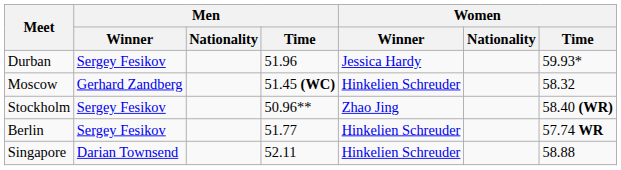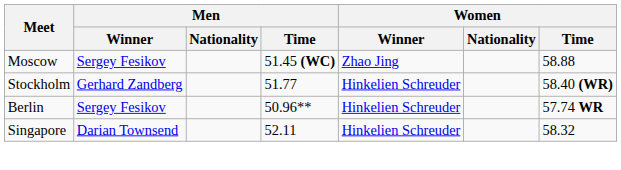- row: (29, 61)
(130, 84) Gerhard Zandberg -> (121, 61) Sergey Fesikov
(401, 84) Hinkelien Schreuder -> (370, 61) Zhao Jing
(559, 84) 58.32 -> (559, 61) 58.88
(121, 107) Sergey Fesikov -> (130, 84) Gerhard Zandberg
(288, 107) 50.96** -> (281, 84) 51.77
(370, 107) Zhao Jing -> (401, 84) Hinkelien Schreuder
(281, 130) 51.77 -> (288, 107) 50.96**
(559, 152) 58.88 -> (559, 130) 58.32
